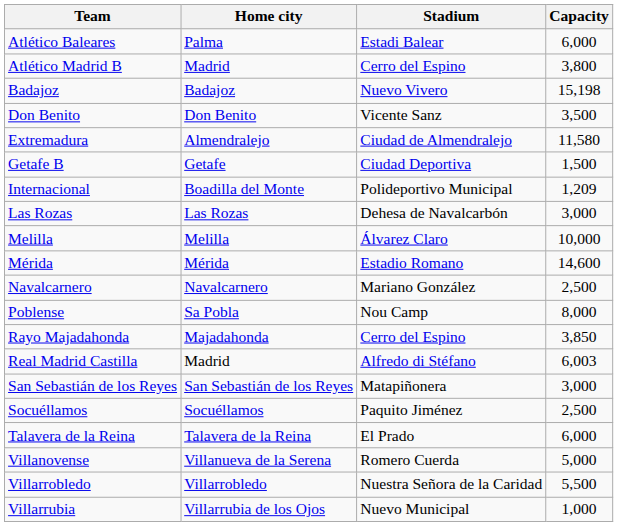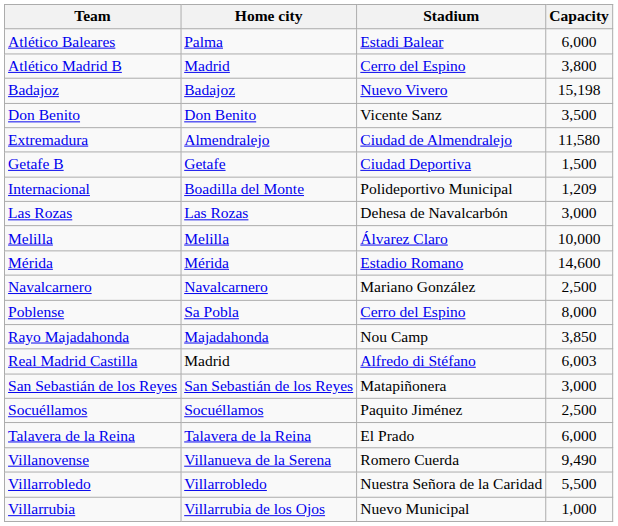(394, 312) Nou Camp -> (413, 312) Cerro del Espino
(413, 336) Cerro del Espino -> (394, 336) Nou Camp
(579, 459) 5,000 -> (579, 459) 9,490
